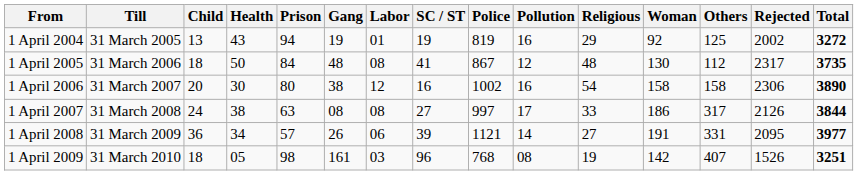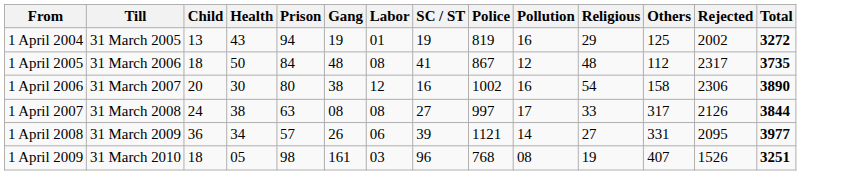- column: (672, 16)
